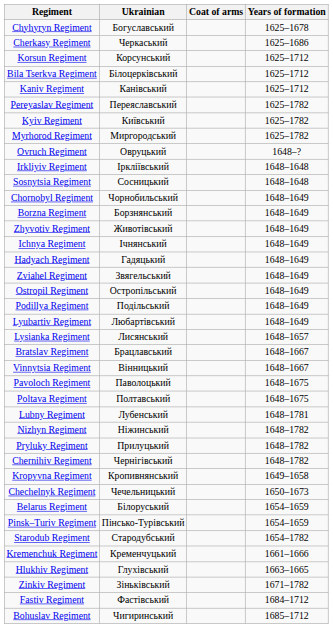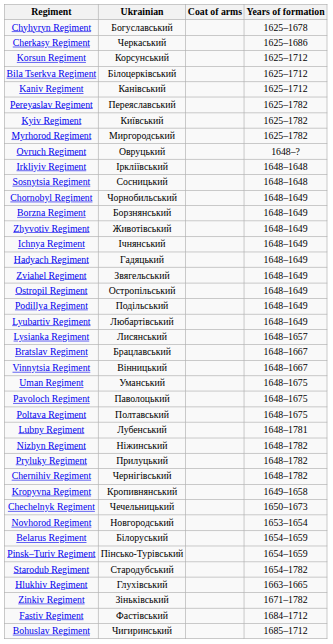+ row: (51, 383)
+ row: (51, 523)
- row: (52, 553)
